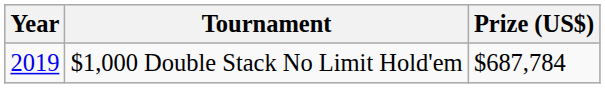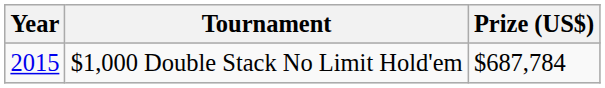(35, 62) 2019 -> (35, 62) 2015
